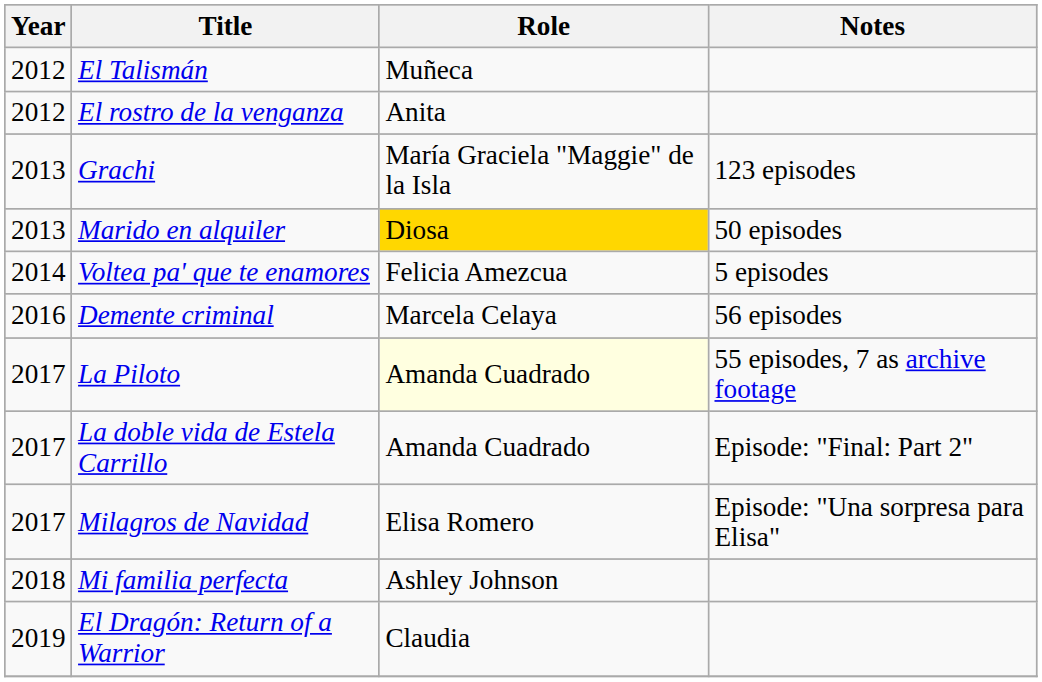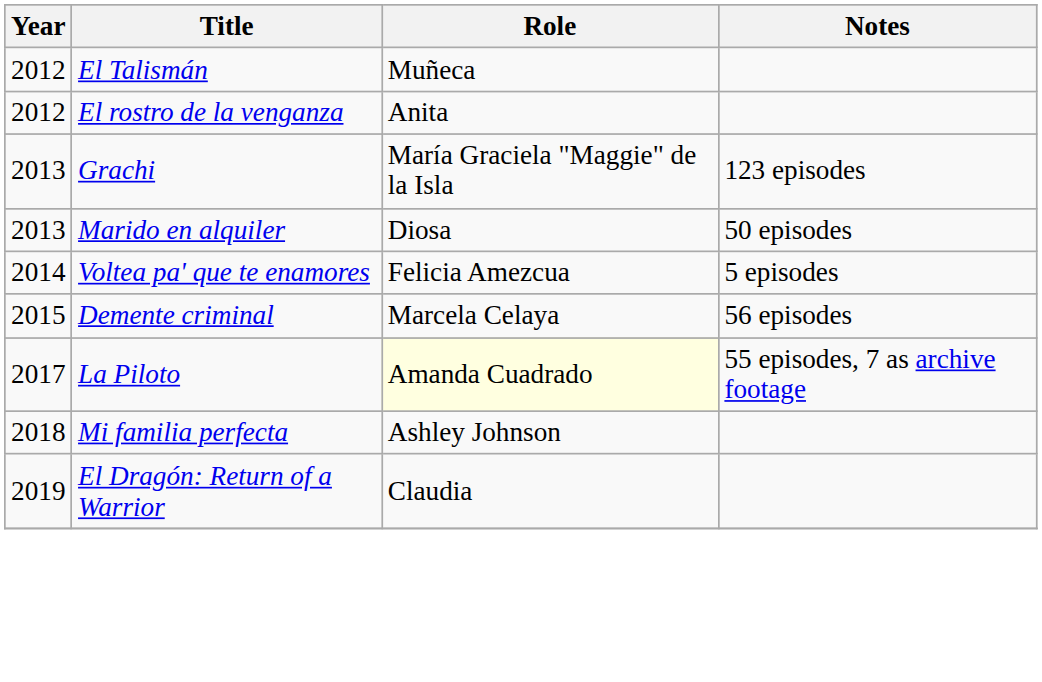(417, 229) gold background -> (420, 229) no background
(38, 315) 2016 -> (38, 315) 2015
- row: (206, 447)
- row: (193, 521)
